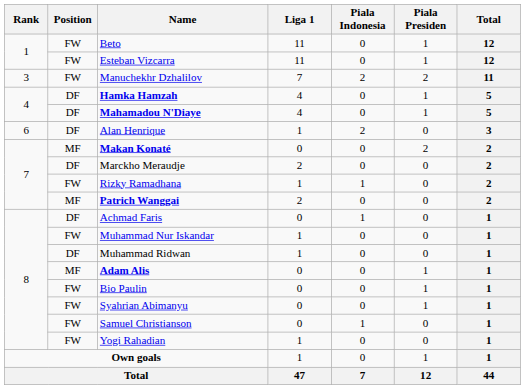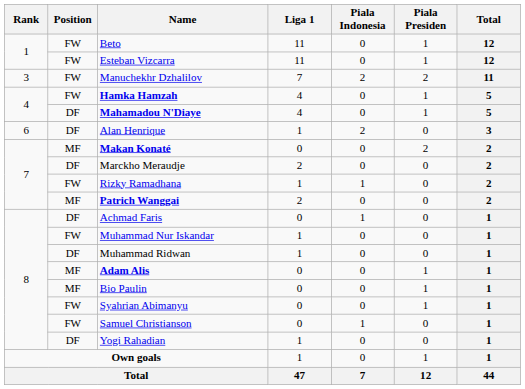(73, 95) DF -> (73, 95) FW
(73, 288) FW -> (73, 288) MF
(73, 340) FW -> (73, 340) DF
